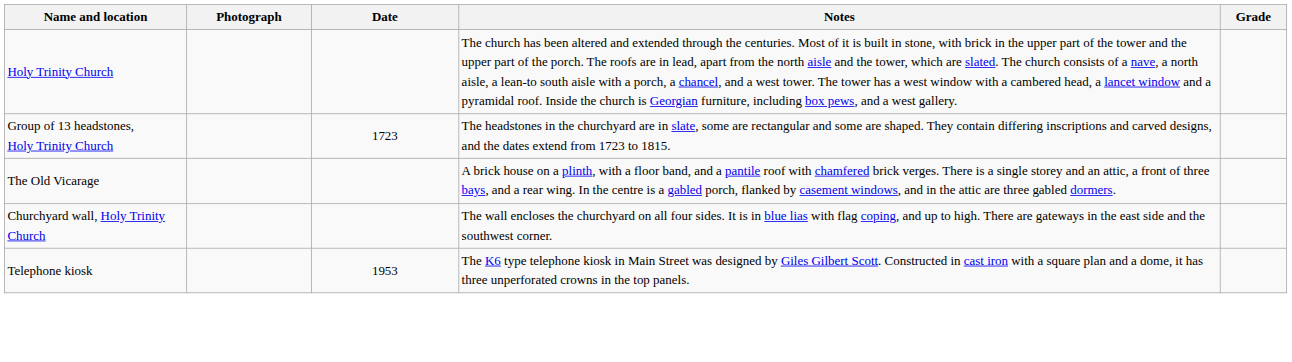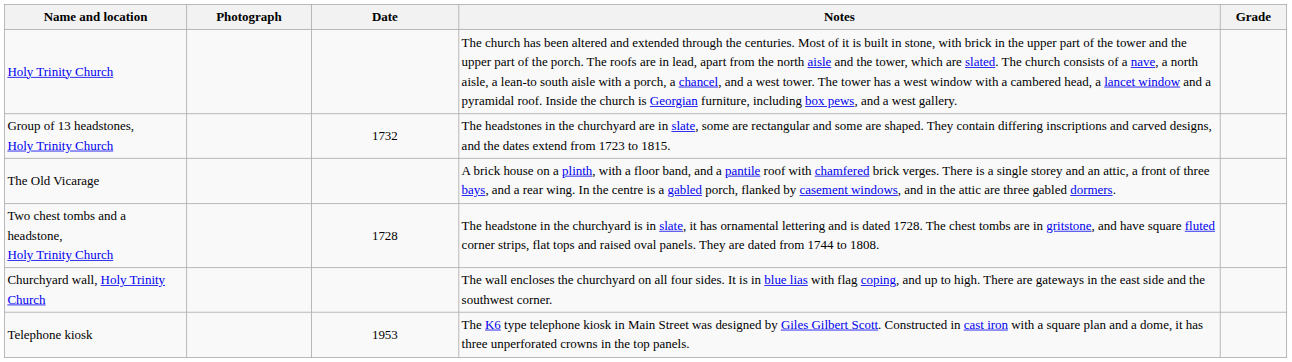(385, 136) 1723 -> (385, 136) 1732
+ row: (67, 235)
